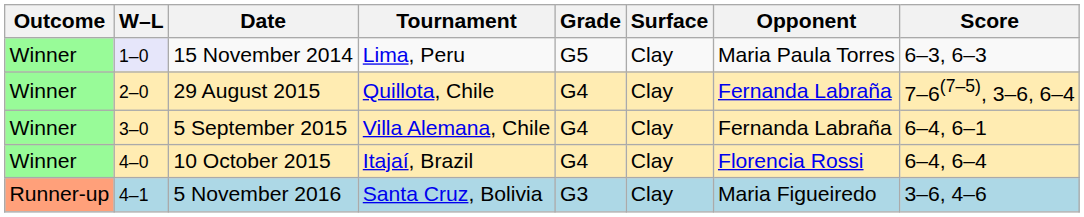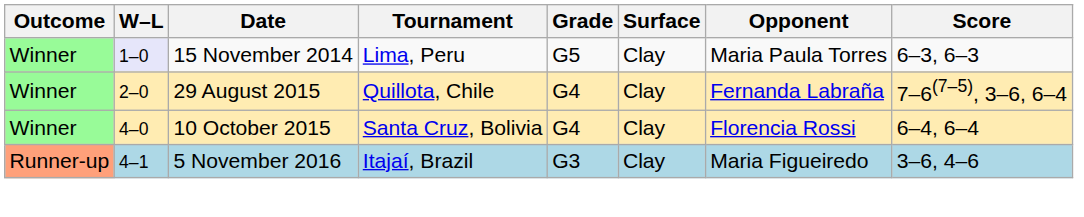- row: (260, 127)
(418, 160) Itajaí, Brazil -> (453, 127) Santa Cruz, Bolivia
(453, 194) Santa Cruz, Bolivia -> (418, 160) Itajaí, Brazil
